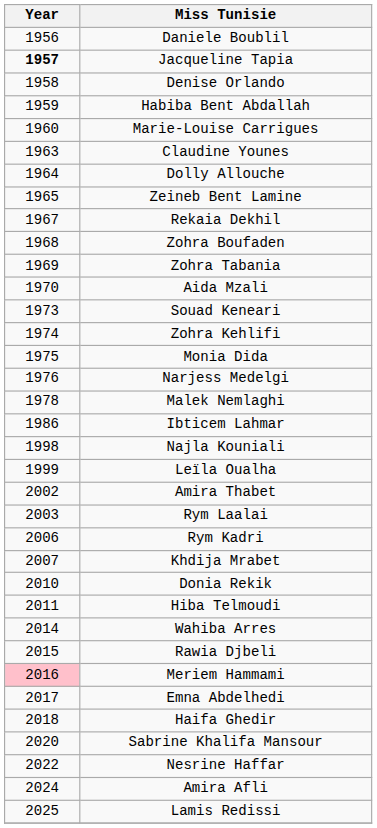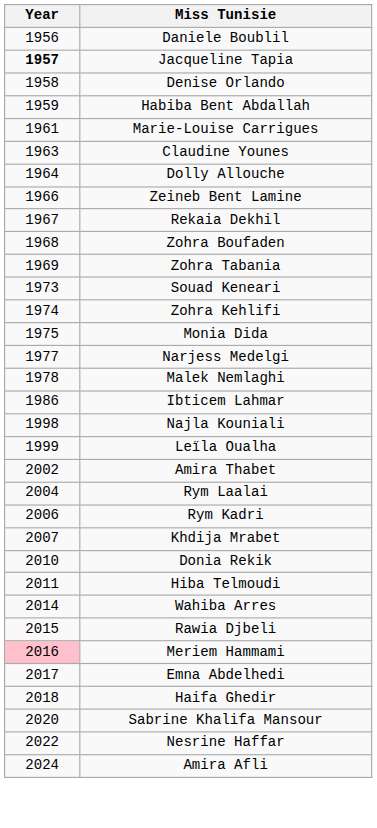(42, 130) 1960 -> (42, 130) 1961
(42, 198) 1965 -> (42, 198) 1966
- row: (226, 289)
(42, 380) 1976 -> (42, 357) 1977
(42, 516) 2003 -> (42, 494) 2004
- row: (226, 812)
